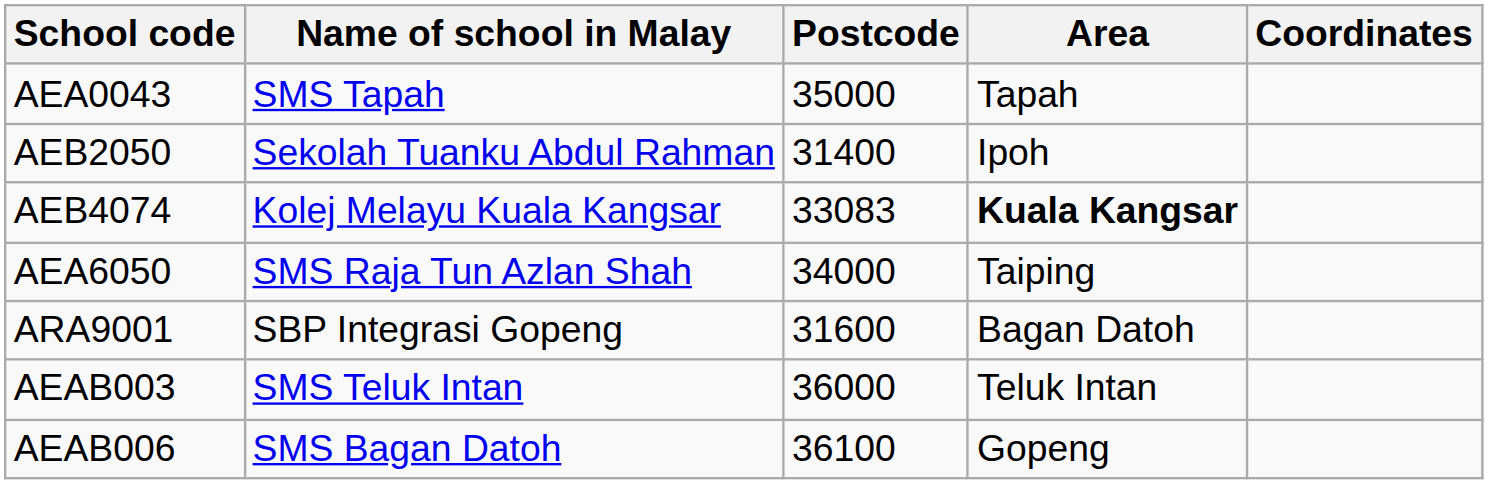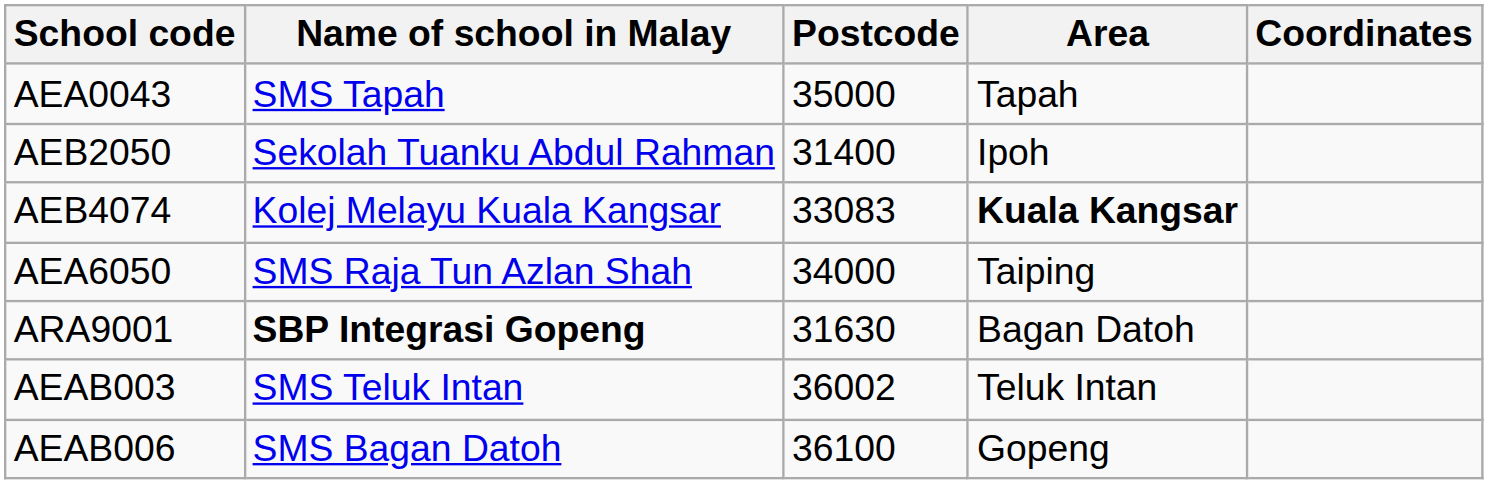(438, 329) normal -> (449, 329) bold
(844, 329) 31600 -> (844, 329) 31630
(844, 388) 36000 -> (844, 388) 36002
